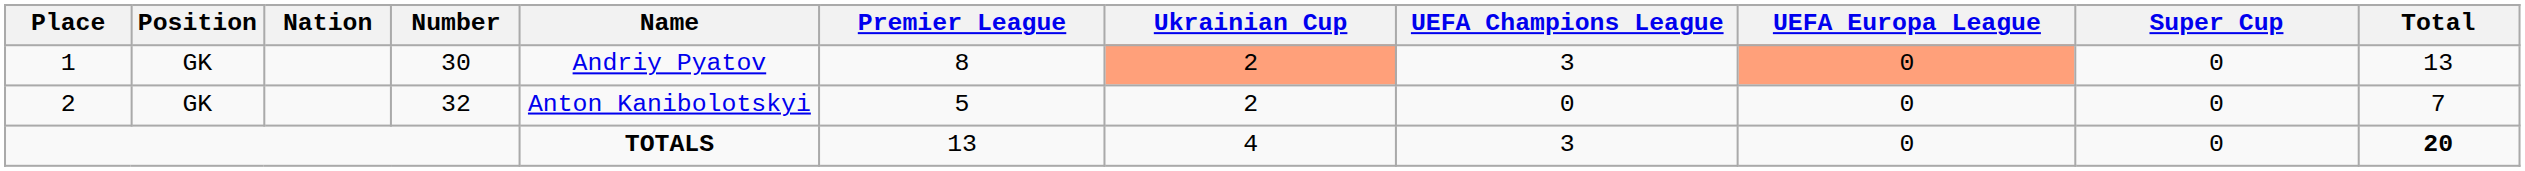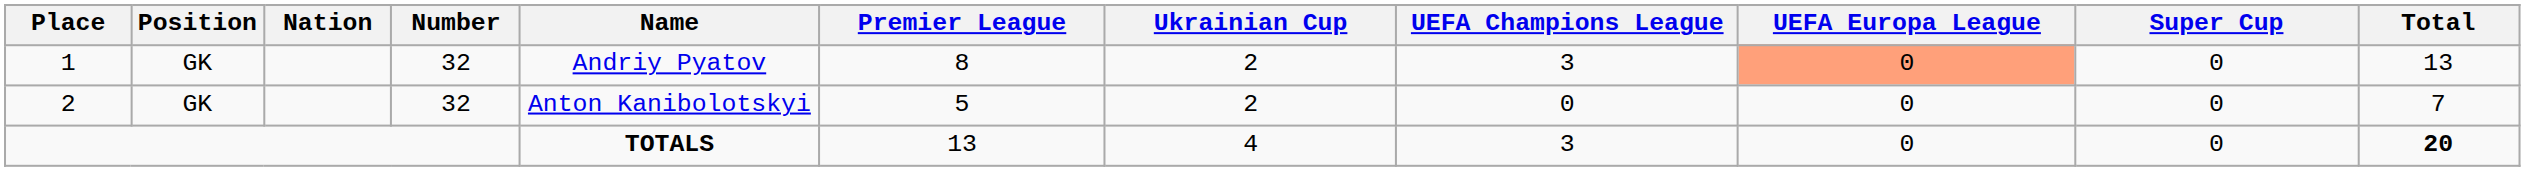(456, 65) 30 -> (456, 65) 32
(1251, 65) lightsalmon background -> (1251, 65) no background
